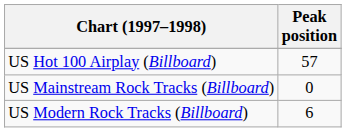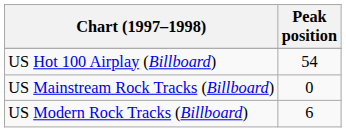(309, 61) 57 -> (309, 61) 54
